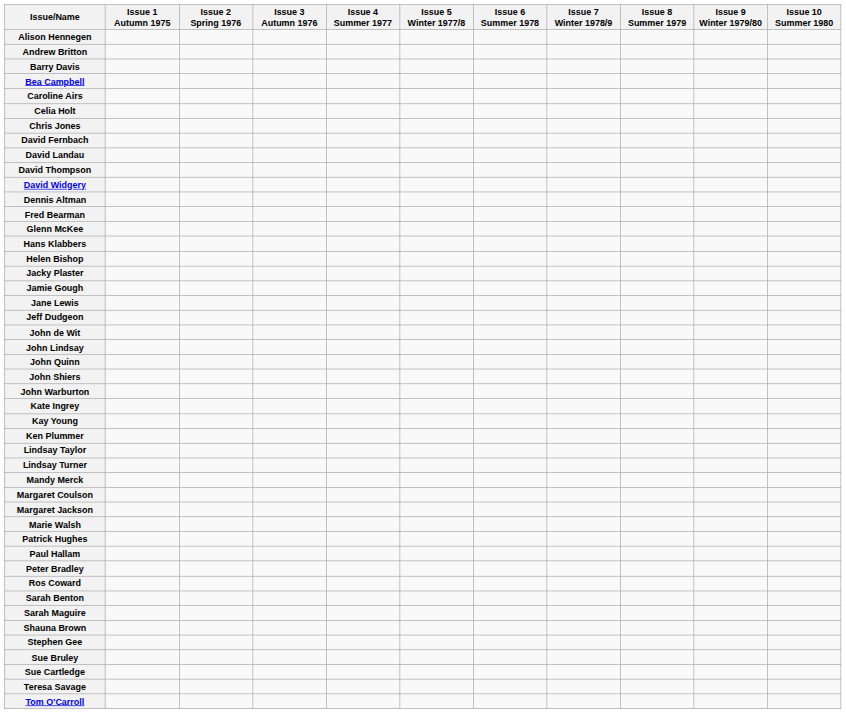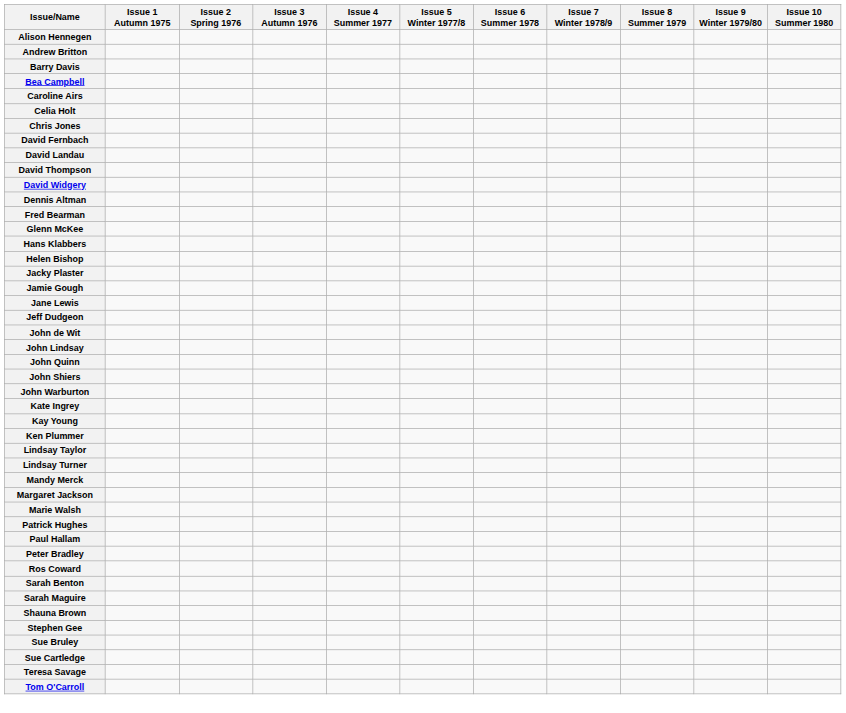- row: (55, 495)
